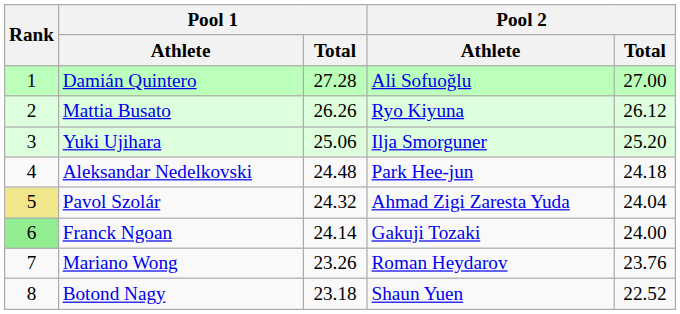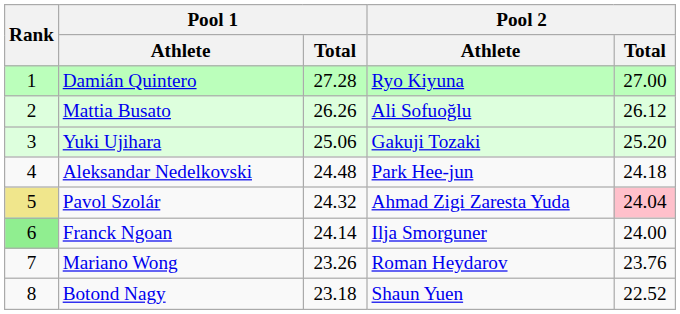(421, 80) Ali Sofuoğlu -> (418, 80) Ryo Kiyuna
(418, 111) Ryo Kiyuna -> (421, 111) Ali Sofuoğlu
(429, 141) Ilja Smorguner -> (426, 141) Gakuji Tozaki
(645, 202) no background -> (645, 202) pink background
(426, 232) Gakuji Tozaki -> (429, 232) Ilja Smorguner
